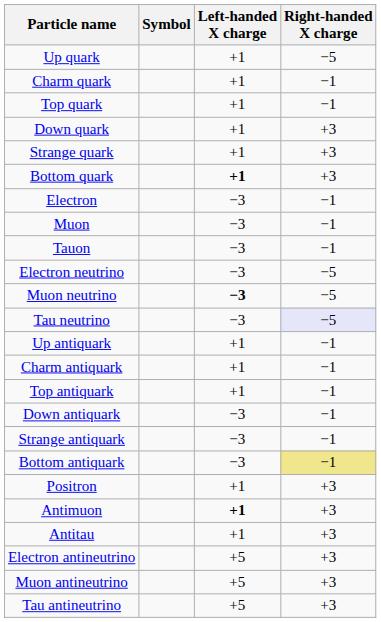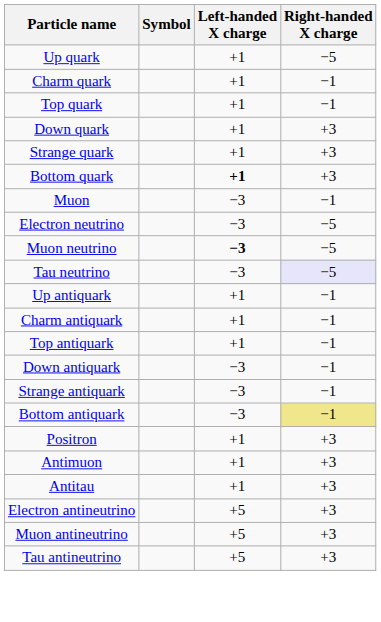- row: (72, 200)
- row: (72, 248)
(237, 510) bold -> (237, 462) normal
